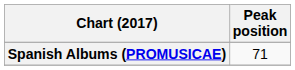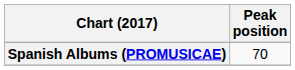(260, 53) 71 -> (260, 53) 70
